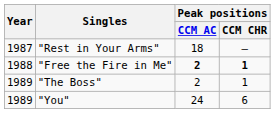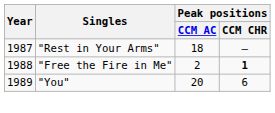(197, 65) bold -> (197, 65) normal
- row: (70, 83)
(197, 100) 24 -> (197, 83) 20
